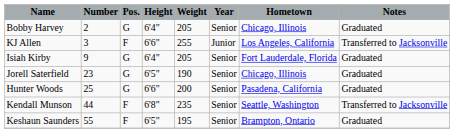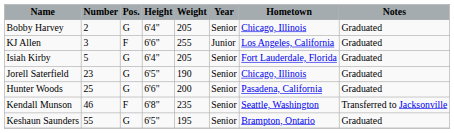(394, 43) Transferred to Jacksonville -> (362, 43) Graduated
(86, 58) 9 -> (86, 58) 5
(88, 105) 44 -> (88, 105) 46
(125, 120) F -> (126, 120) G
